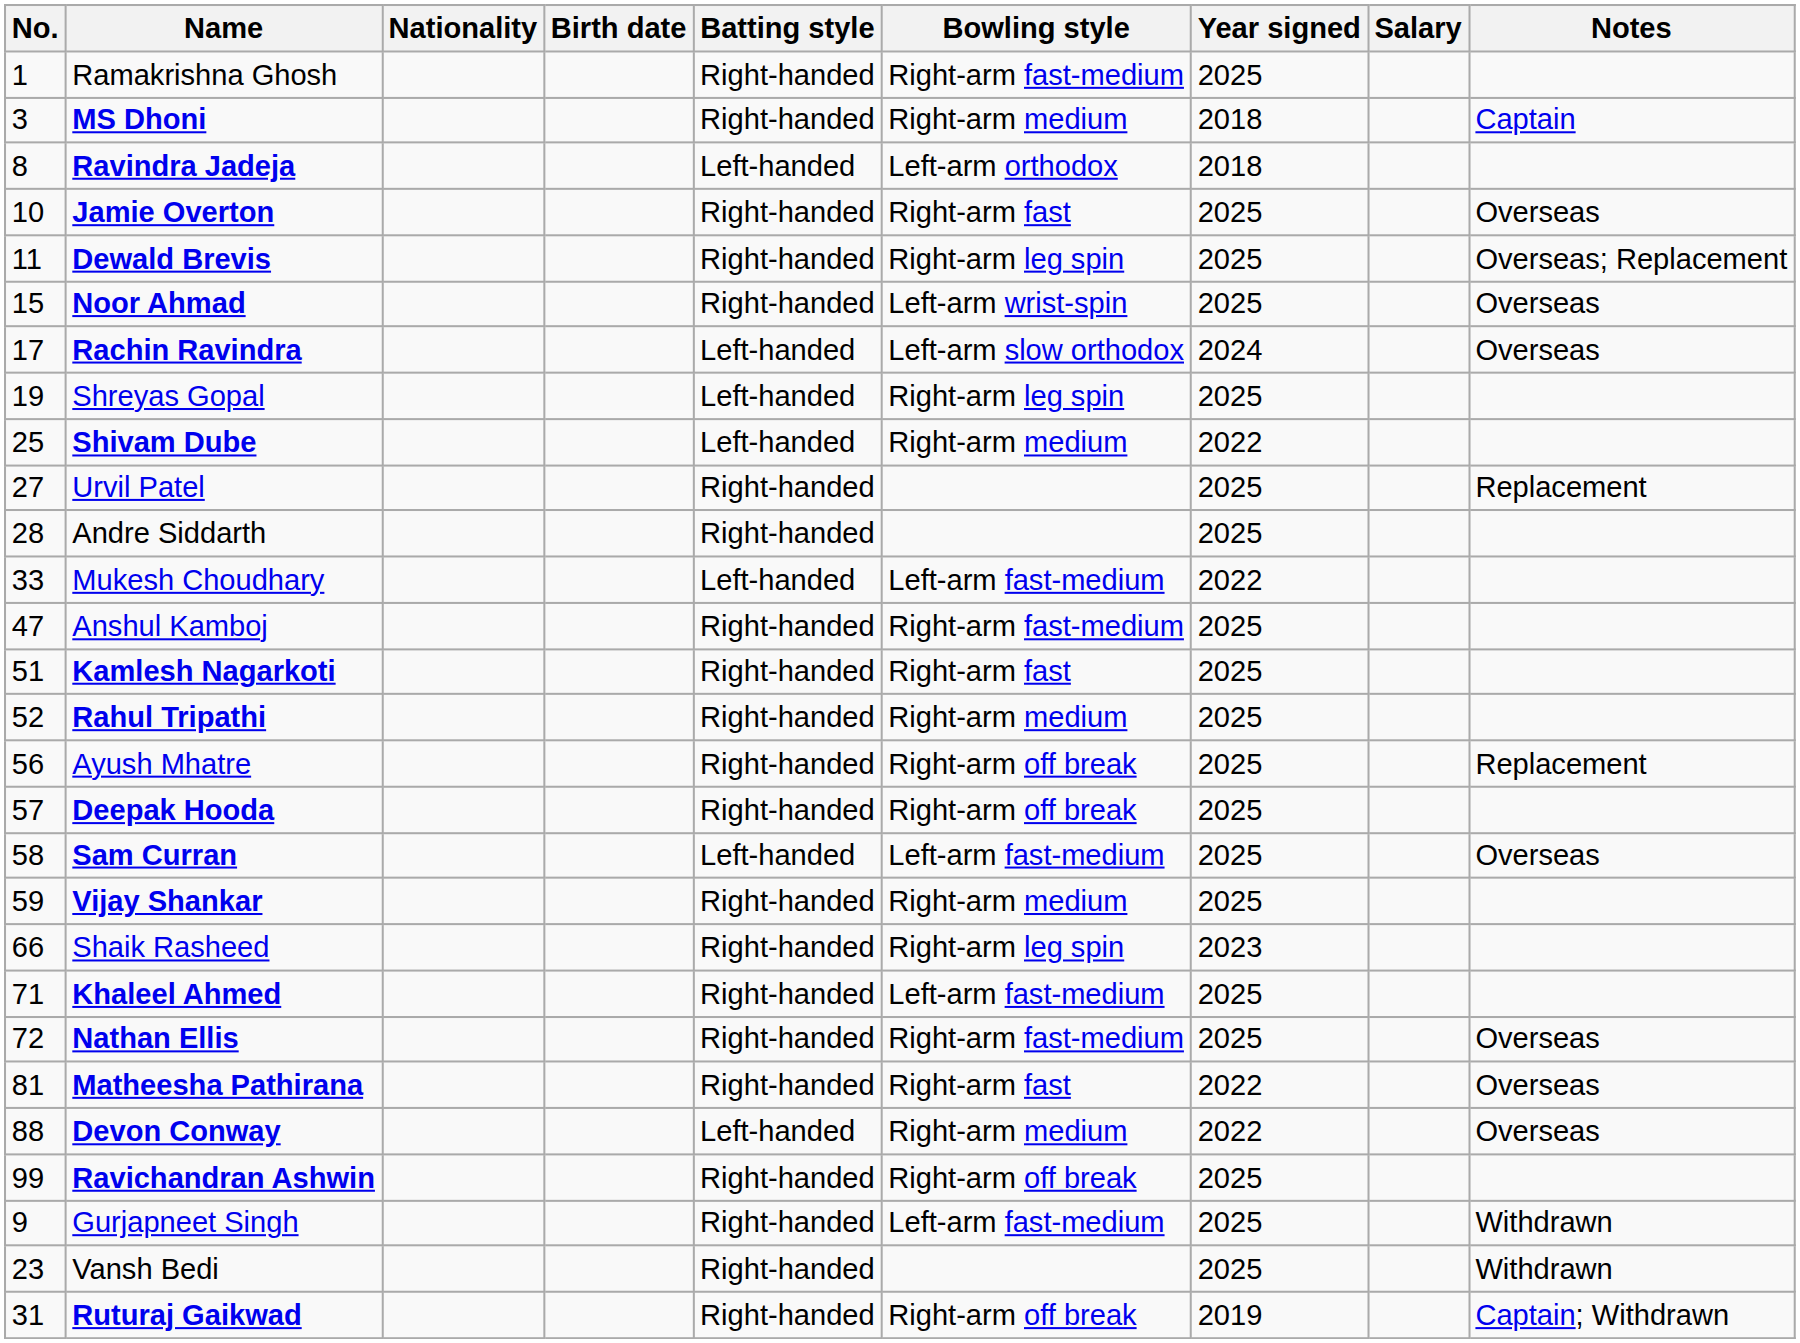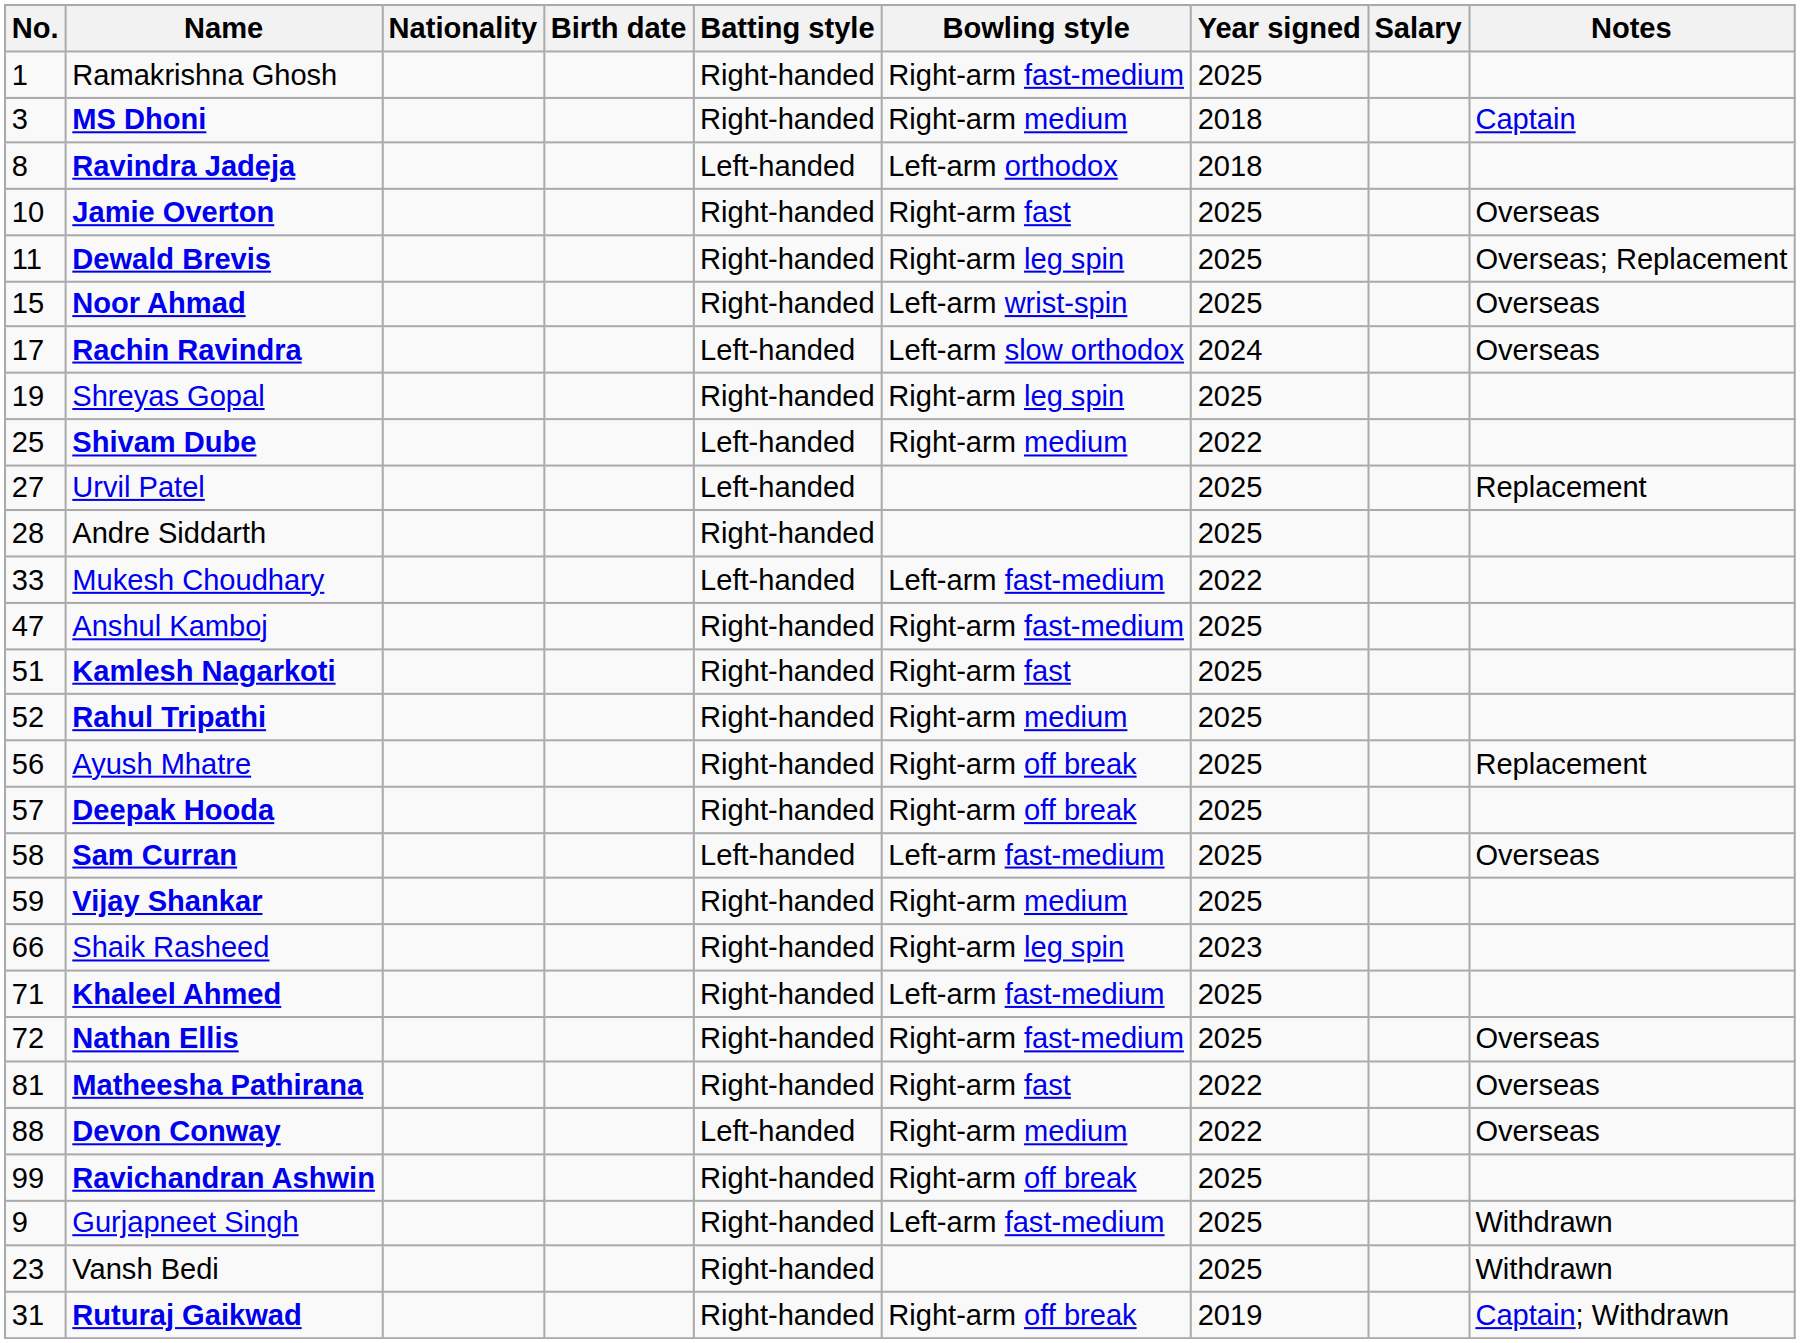(778, 396) Left-handed -> (787, 396) Right-handed
(787, 488) Right-handed -> (778, 488) Left-handed
